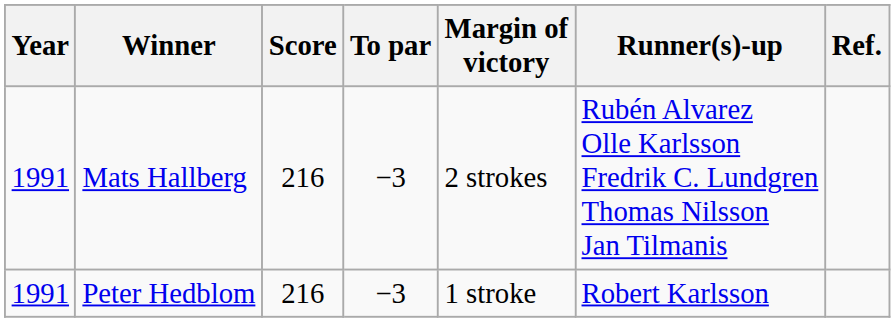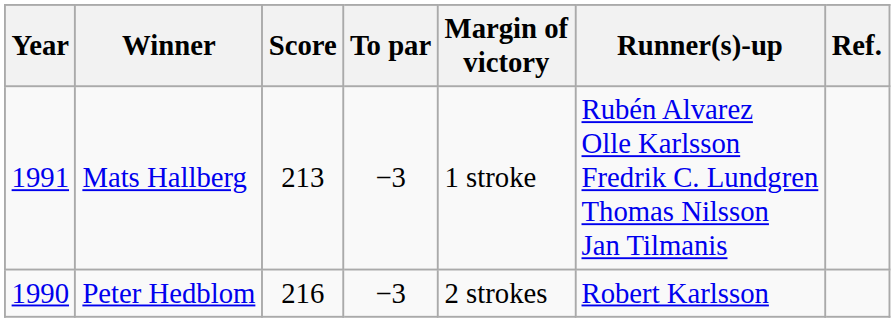(303, 177) 216 -> (303, 177) 213
(496, 177) 2 strokes -> (490, 177) 1 stroke
(40, 293) 1991 -> (40, 293) 1990
(490, 293) 1 stroke -> (496, 293) 2 strokes
